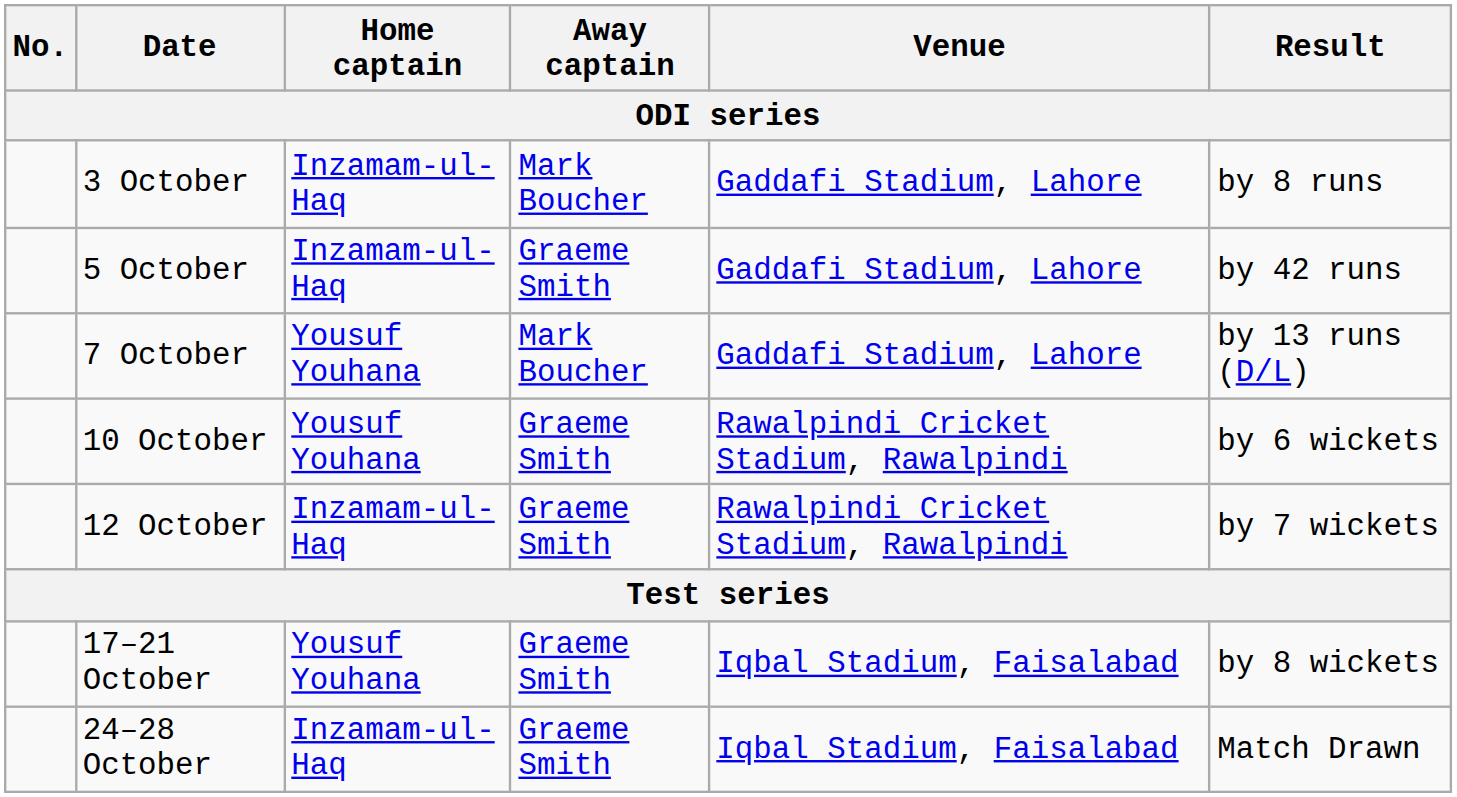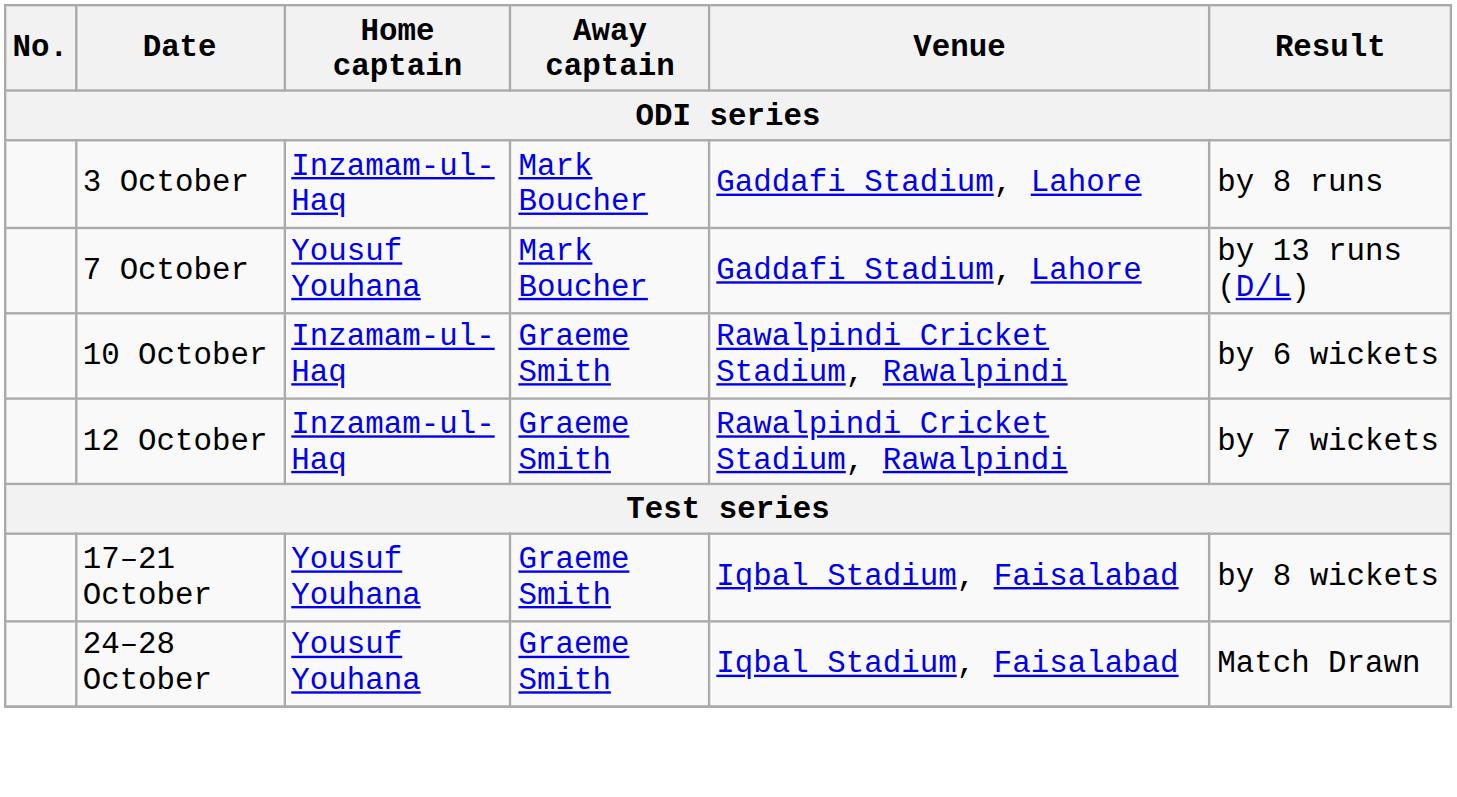- row: (166, 270)
(356, 441) Yousuf Youhana -> (393, 356) Inzamam-ul-Haq
(393, 749) Inzamam-ul-Haq -> (356, 663) Yousuf Youhana
